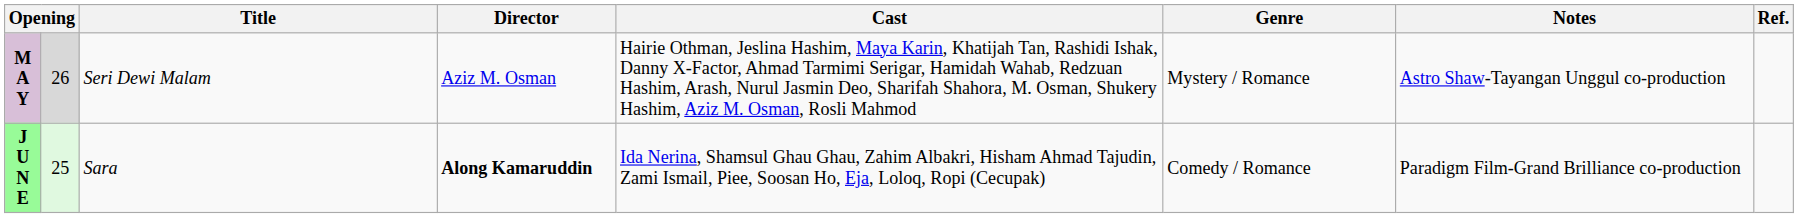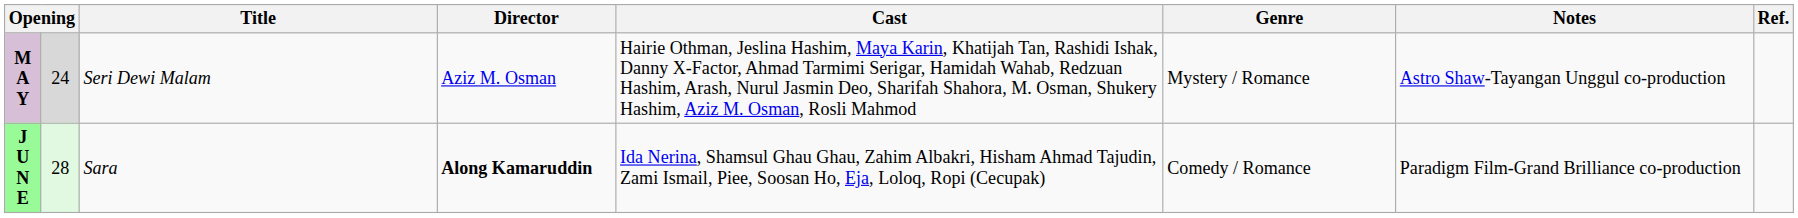(60, 78) 26 -> (60, 78) 24
(60, 167) 25 -> (60, 167) 28
